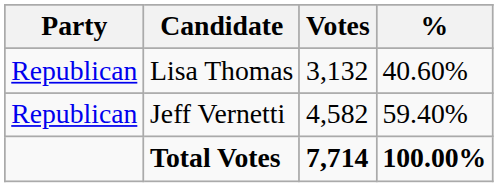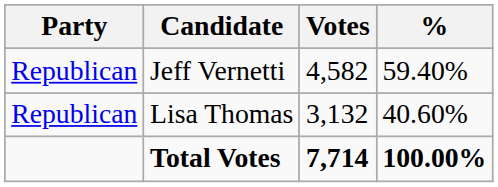rows swapped: (218, 114) <-> (222, 70)
